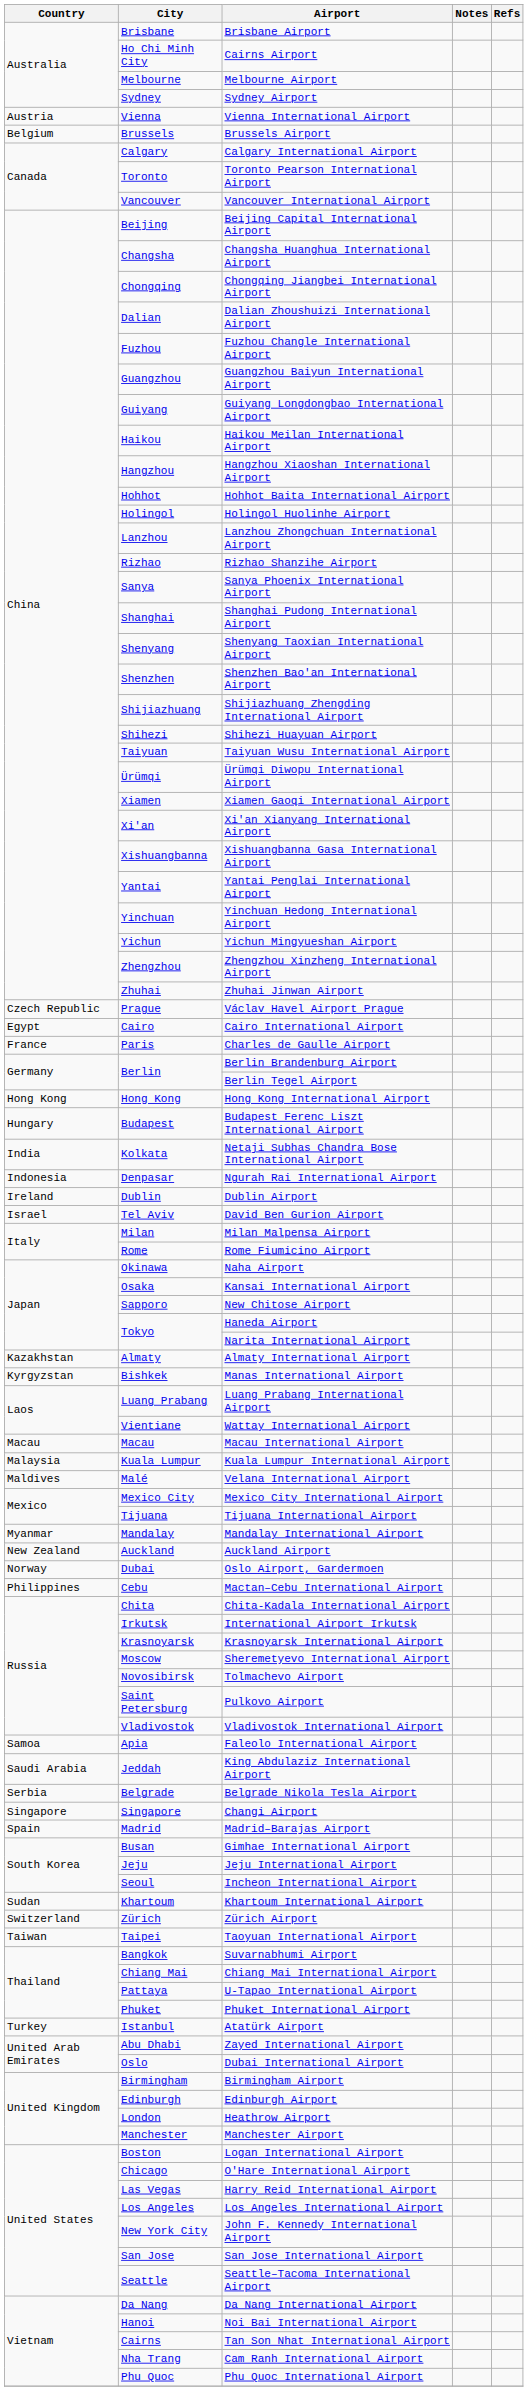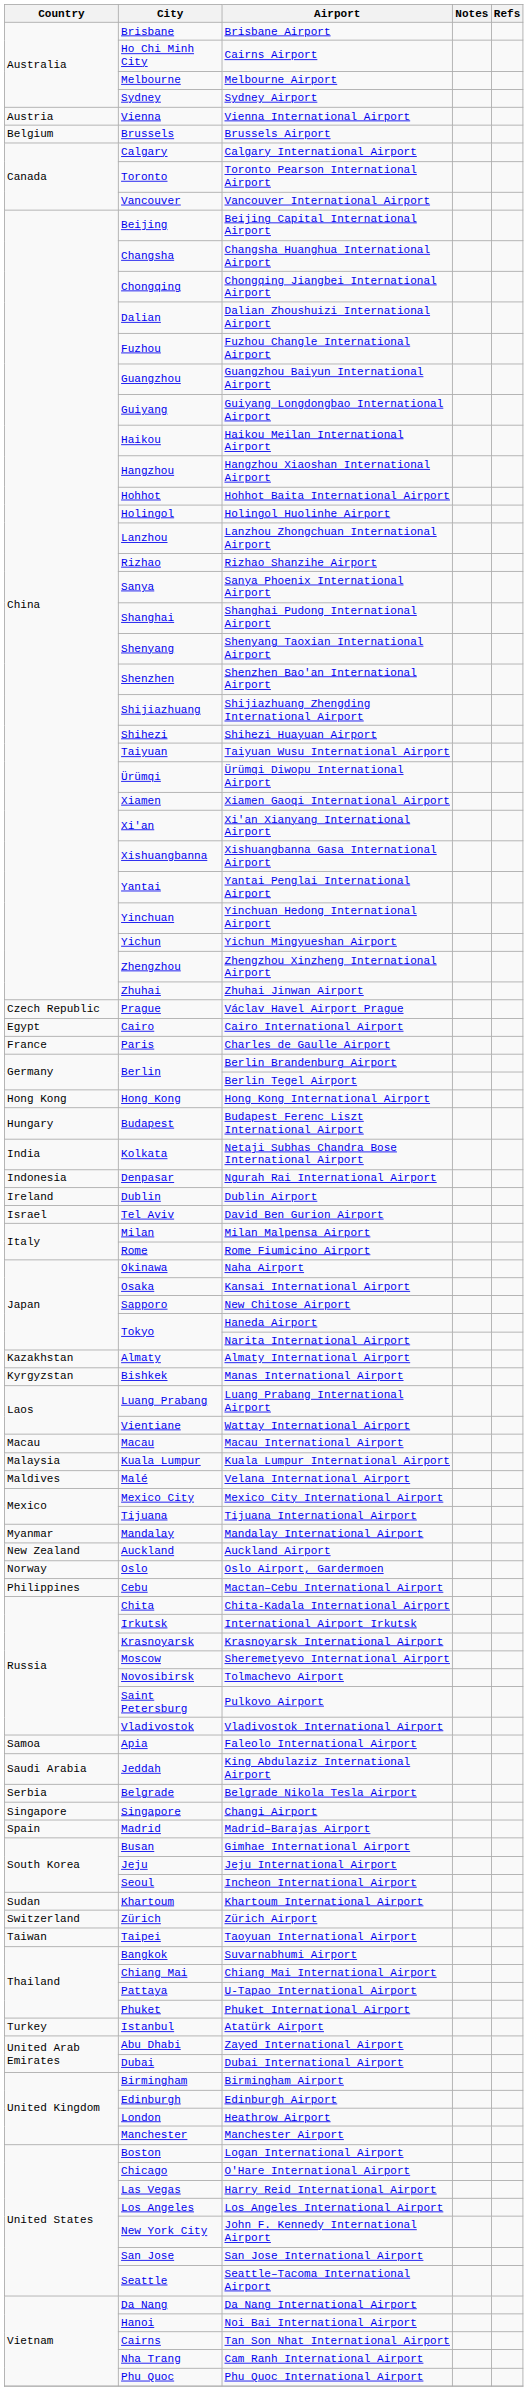(138, 1570) Dubai -> (134, 1570) Oslo
(134, 2063) Oslo -> (138, 2063) Dubai
